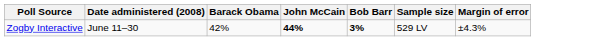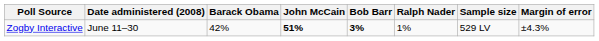+ column: (426, 12)
(293, 28) 44% -> (293, 28) 51%
